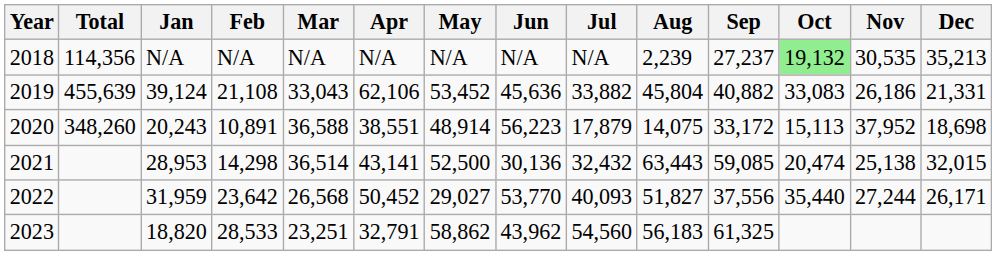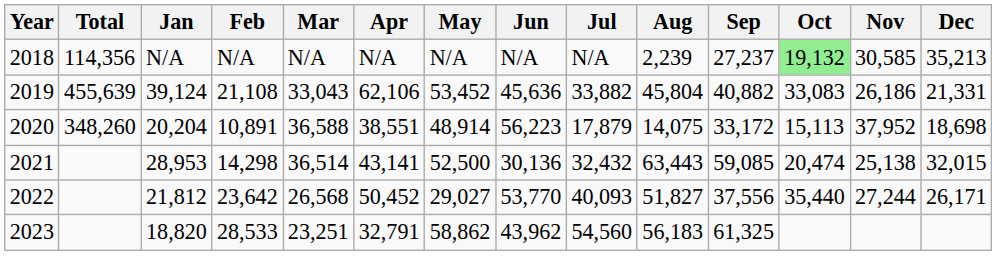(885, 57) 30,535 -> (885, 57) 30,585
(176, 127) 20,243 -> (176, 127) 20,204
(176, 197) 31,959 -> (176, 197) 21,812
